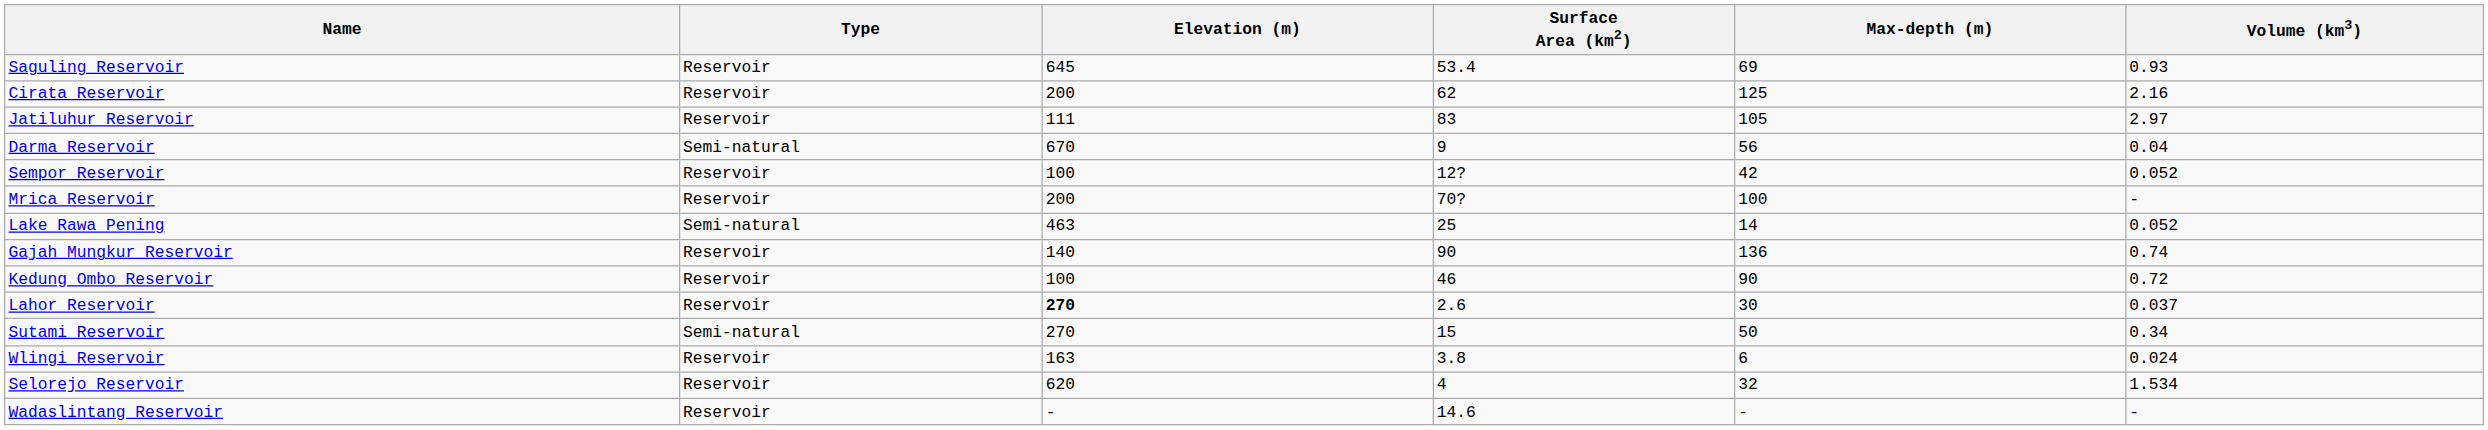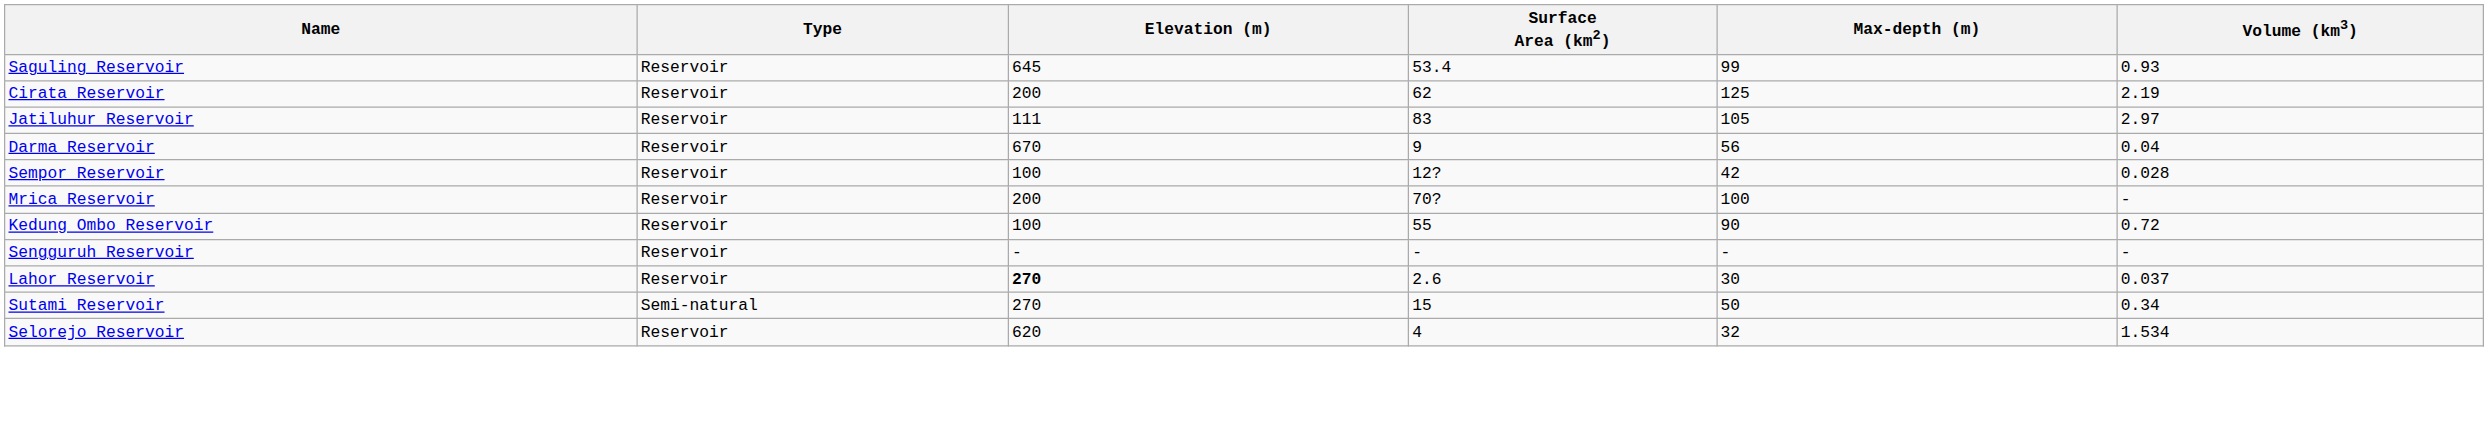(1748, 67) 69 -> (1730, 67) 99
(2149, 94) 2.16 -> (2140, 94) 2.19
(742, 147) Semi-natural -> (685, 147) Reservoir
(2154, 173) 0.052 -> (2145, 173) 0.028
- row: (87, 226)
- row: (121, 253)
(1447, 279) 46 -> (1422, 226) 55
+ row: (101, 253)
- row: (87, 359)
- row: (116, 412)
